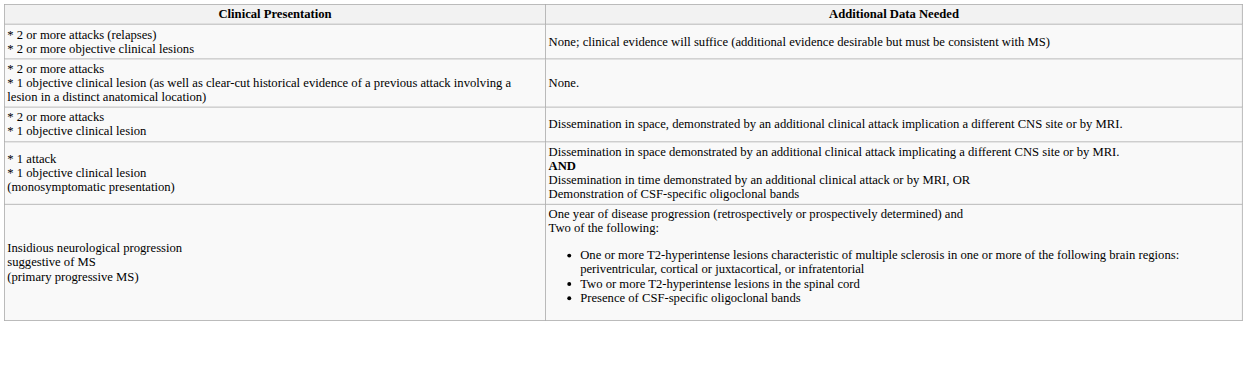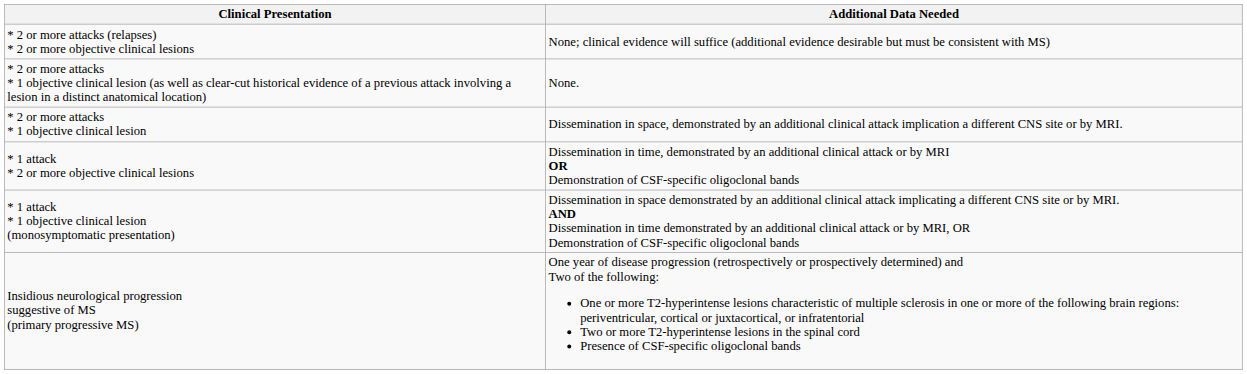+ row: (101, 165)
